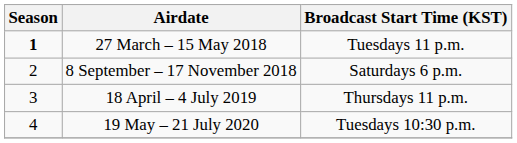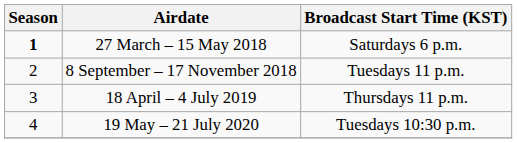(406, 44) Tuesdays 11 p.m. -> (406, 44) Saturdays 6 p.m.
(406, 71) Saturdays 6 p.m. -> (406, 71) Tuesdays 11 p.m.
